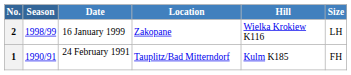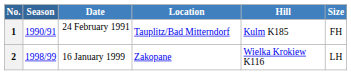rows swapped: (14, 57) <-> (14, 32)
